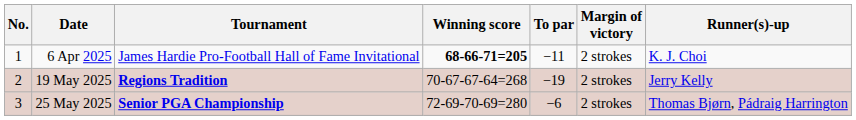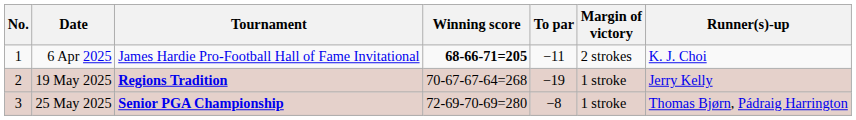(606, 80) 2 strokes -> (603, 80) 1 stroke
(554, 104) −6 -> (554, 104) −8
(606, 104) 2 strokes -> (603, 104) 1 stroke
